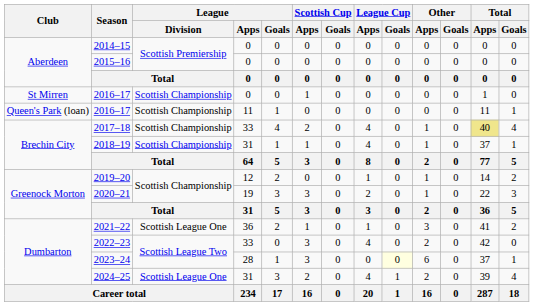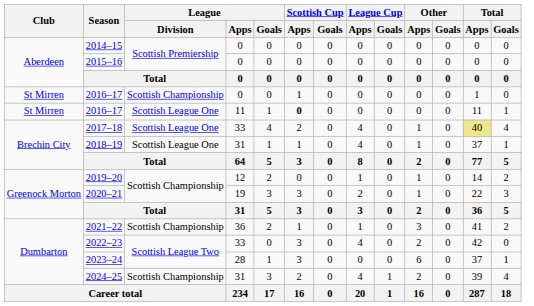(48, 111) Queen's Park (loan) -> (44, 111) St Mirren
(183, 111) Scottish Championship -> (175, 111) Scottish League One
(307, 111) normal -> (299, 111) bold
(183, 128) Scottish Championship -> (175, 128) Scottish League One
(183, 144) Scottish Championship -> (175, 144) Scottish League One
(183, 227) Scottish League One -> (175, 227) Scottish Championship
(397, 260) lightyellow background -> (390, 260) no background
(183, 276) Scottish League One -> (175, 276) Scottish Championship
